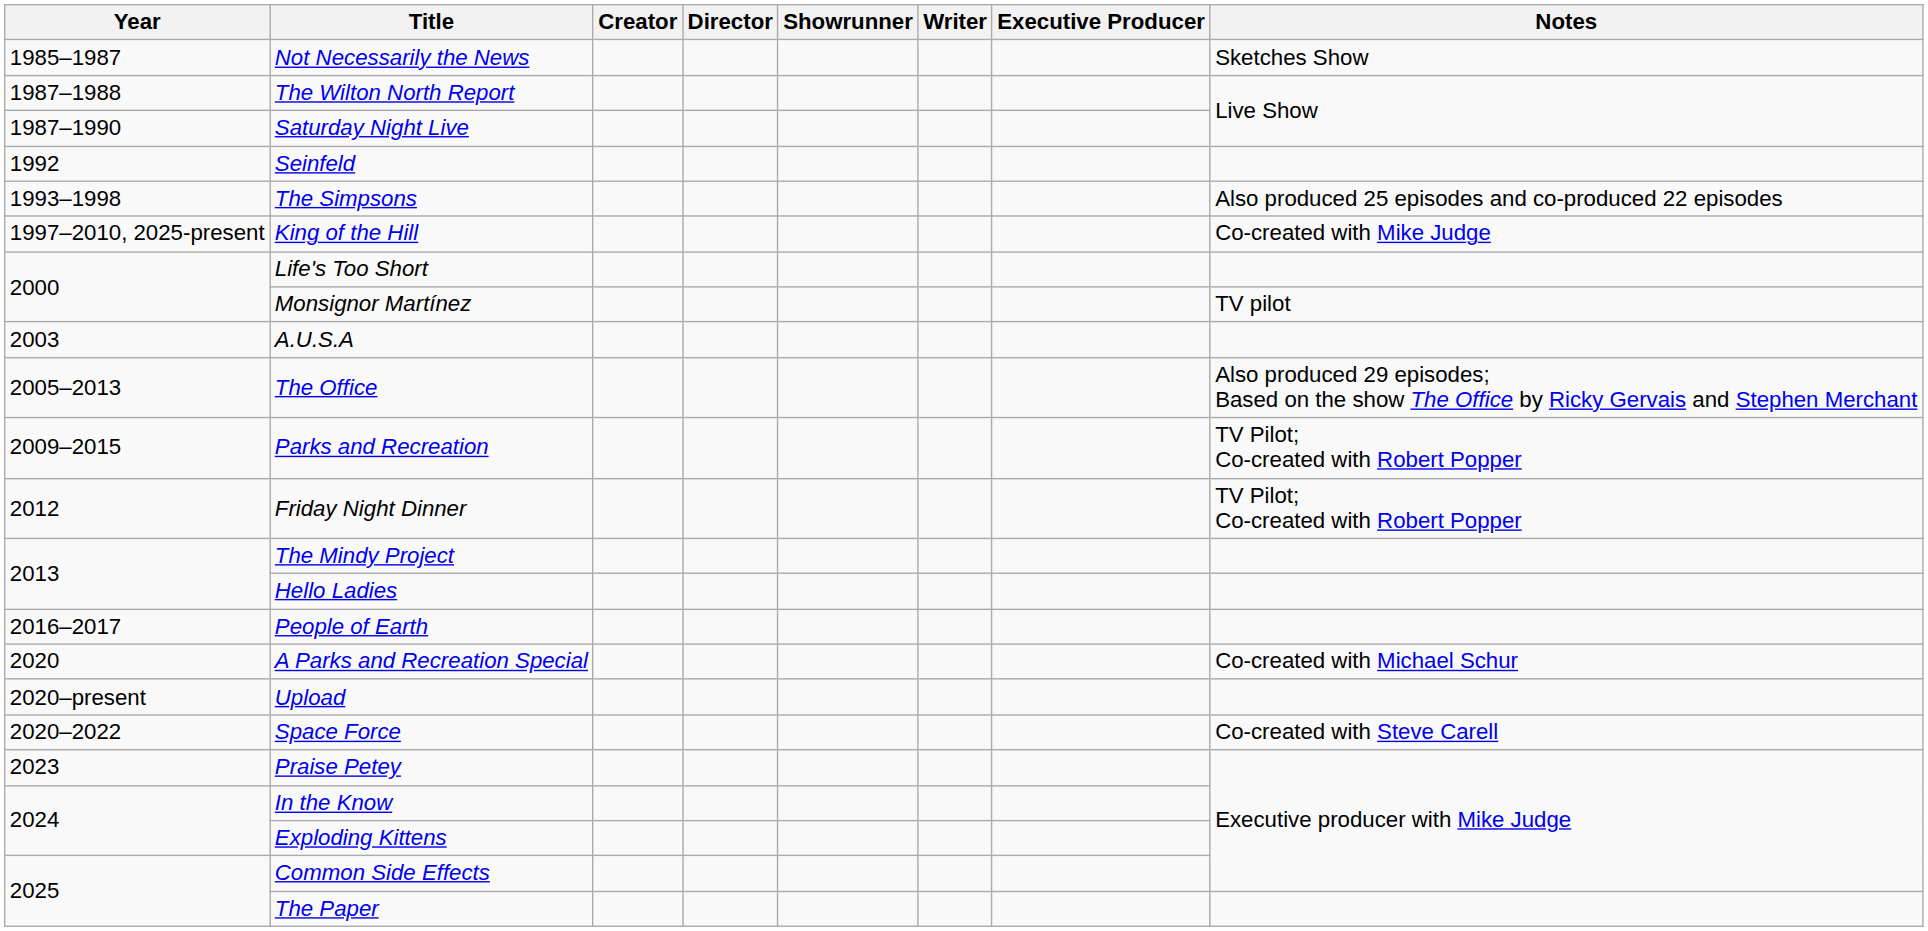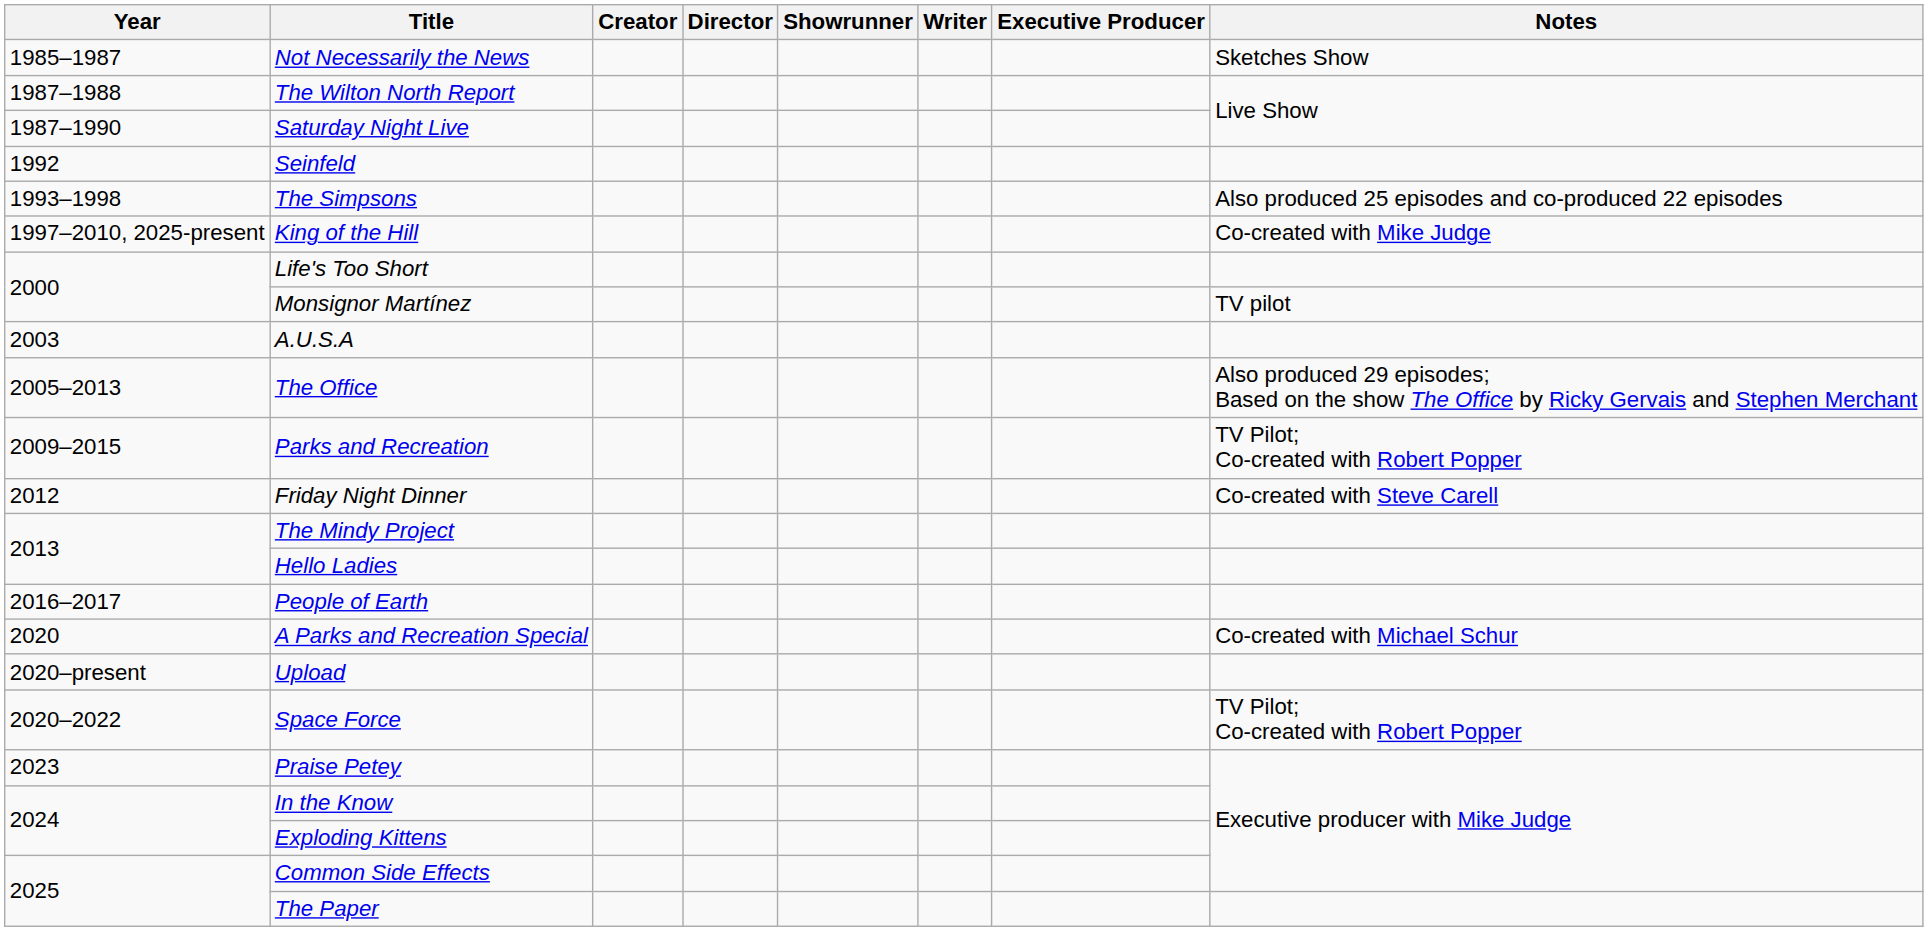(1368, 507) TV Pilot; Co-created with Robert Popper -> (1357, 495) Co-created with Steve Carell
(1357, 732) Co-created with Steve Carell -> (1368, 719) TV Pilot; Co-created with Robert Popper
